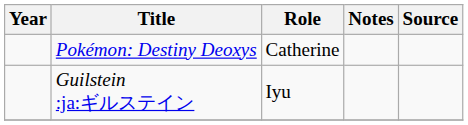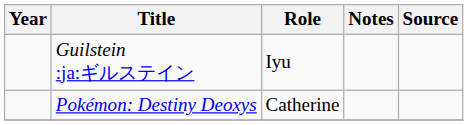rows swapped: (125, 91) <-> (156, 49)
